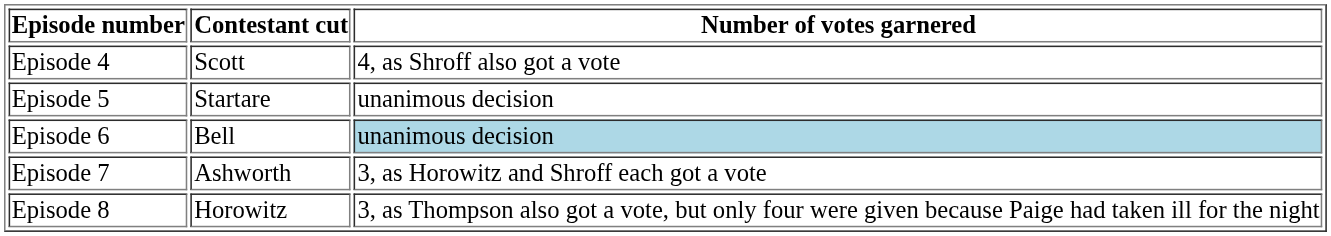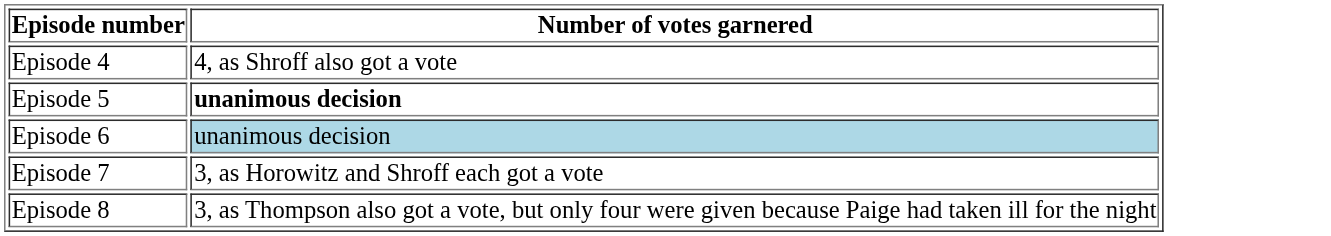- column: (271, 25)
(456, 99) normal -> (298, 99) bold
